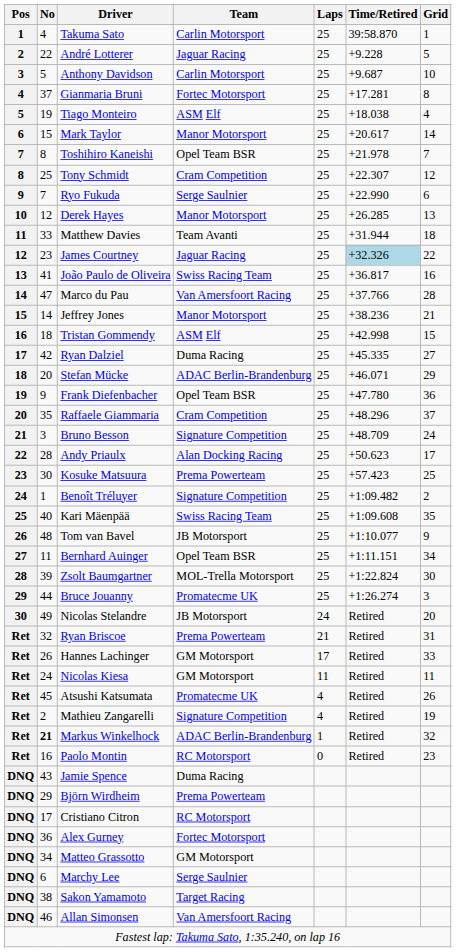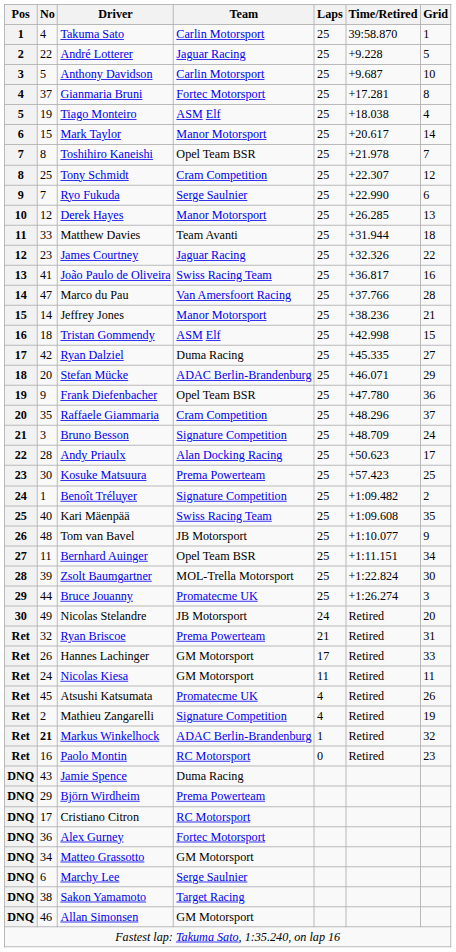(369, 255) lightblue background -> (369, 255) no background
(234, 916) Van Amersfoort Racing -> (215, 916) GM Motorsport
